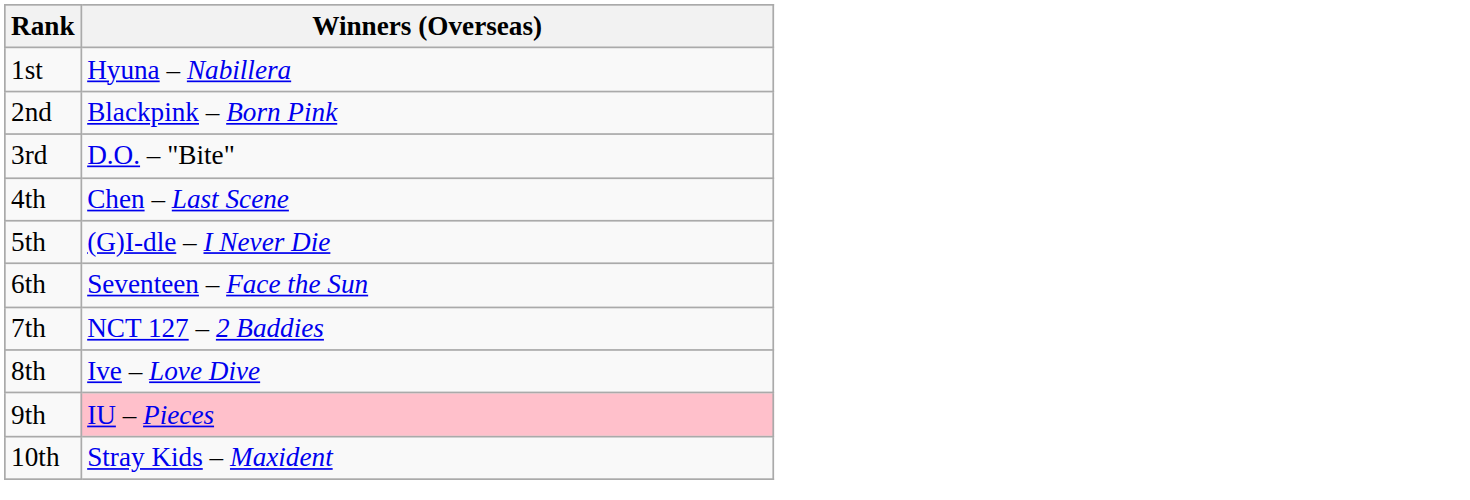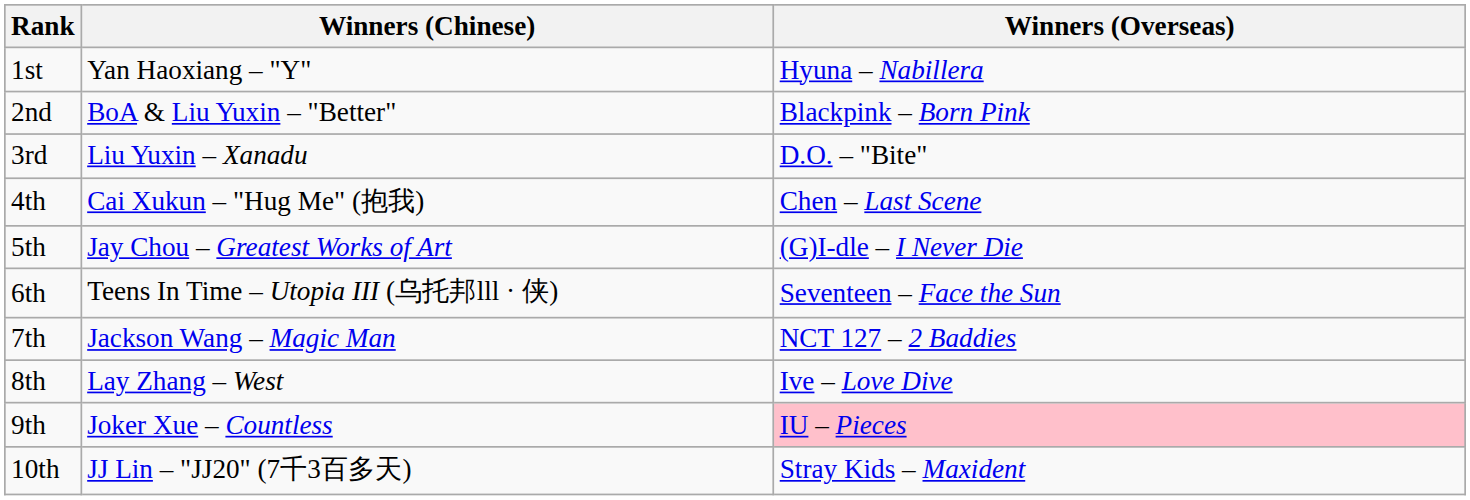+ column: (427, 26)
